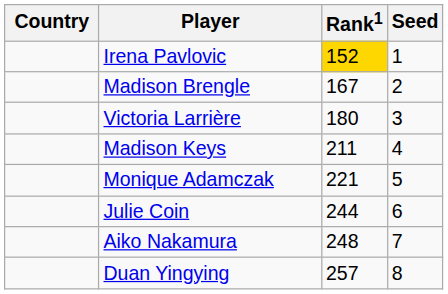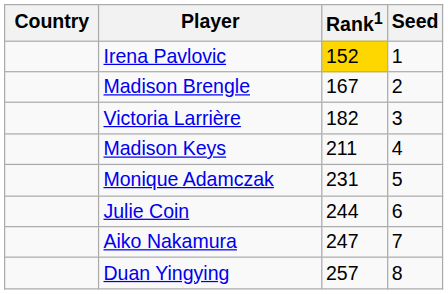(342, 118) 180 -> (342, 118) 182
(342, 180) 221 -> (342, 180) 231
(342, 241) 248 -> (342, 241) 247
